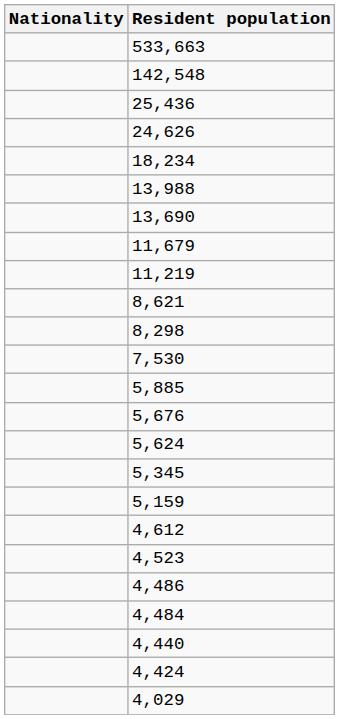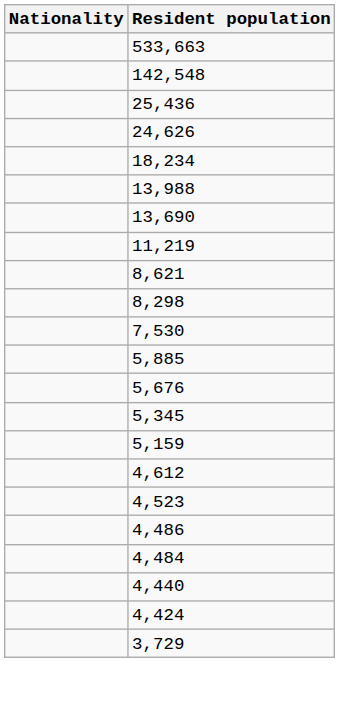- row: (163, 246)
- row: (158, 445)
- row: (158, 700)
+ row: (158, 643)
